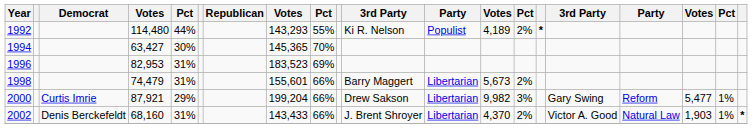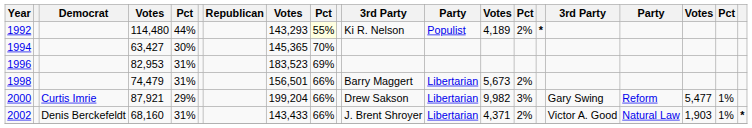(324, 30) no background -> (324, 30) lightyellow background
(288, 81) 155,601 -> (288, 81) 156,501
(497, 115) 4,370 -> (497, 115) 4,371
